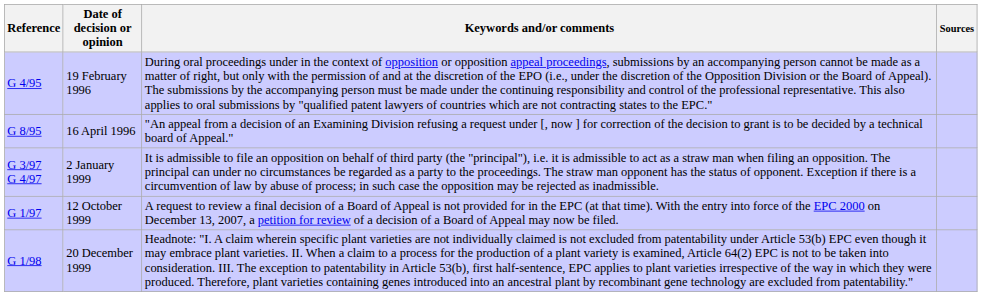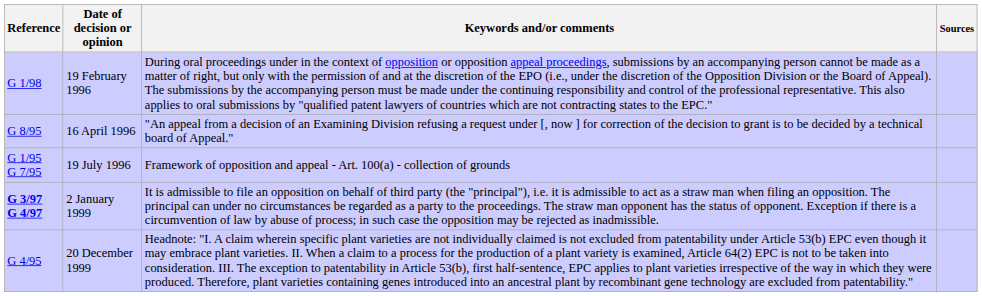(24, 83) G 4/95 -> (24, 83) G 1/98
+ row: (98, 165)
(24, 172) normal -> (25, 205) bold
- row: (94, 212)
(24, 260) G 1/98 -> (24, 260) G 4/95
